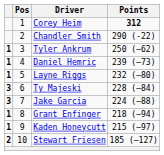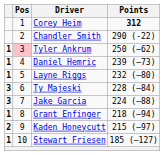(22, 50) no background -> (22, 50) pink background
(9, 128) 1 -> (9, 128) 2
(9, 141) 2 -> (9, 141) 1
